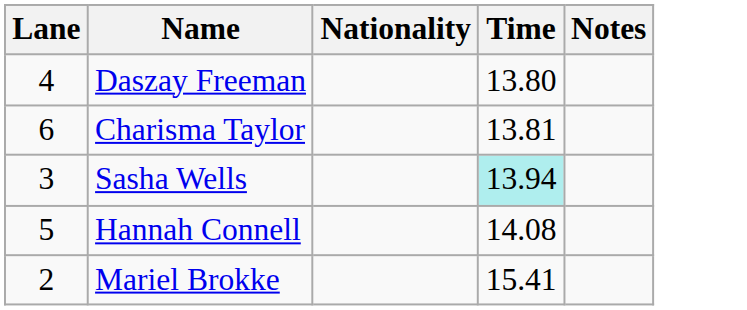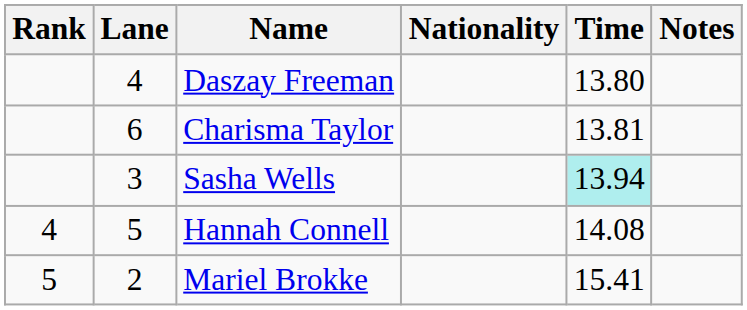+ column: (49, 29)
